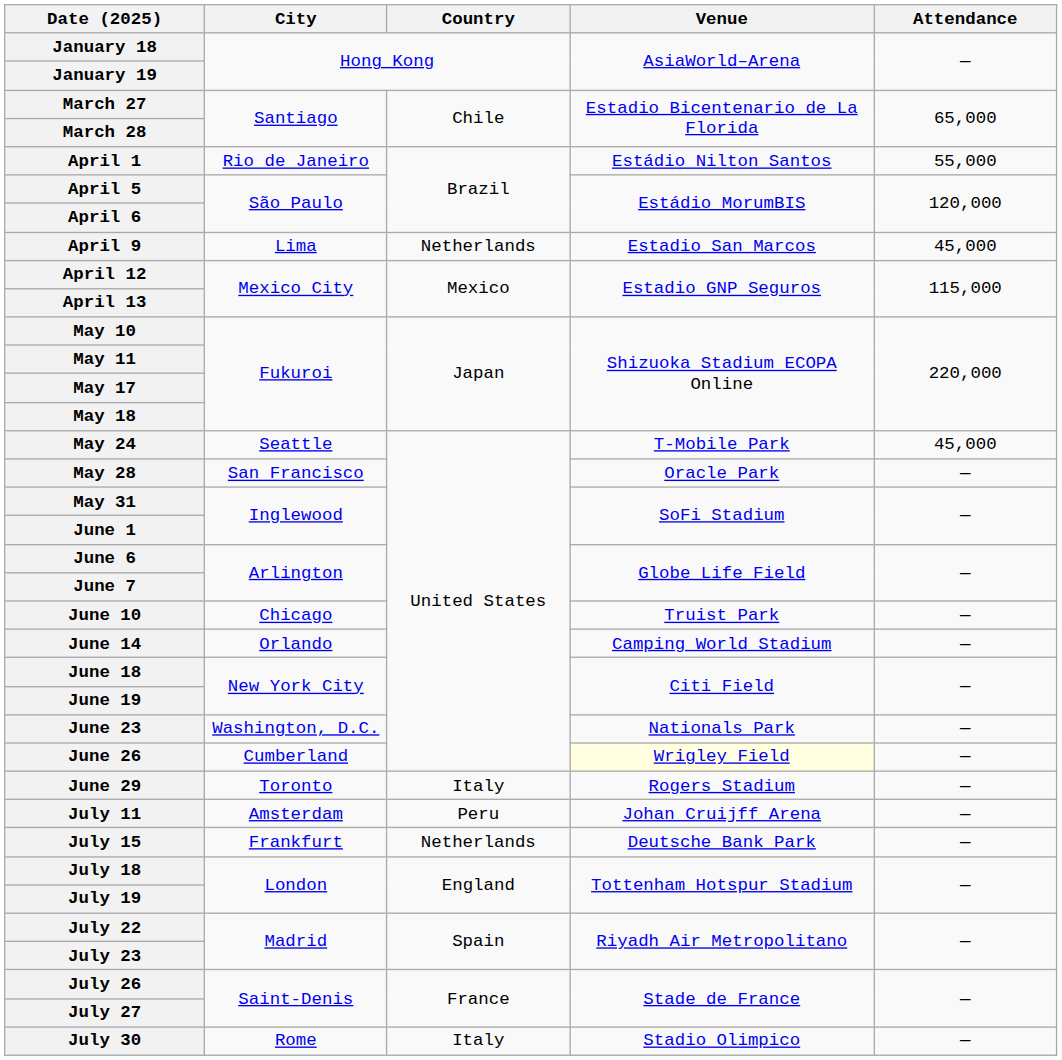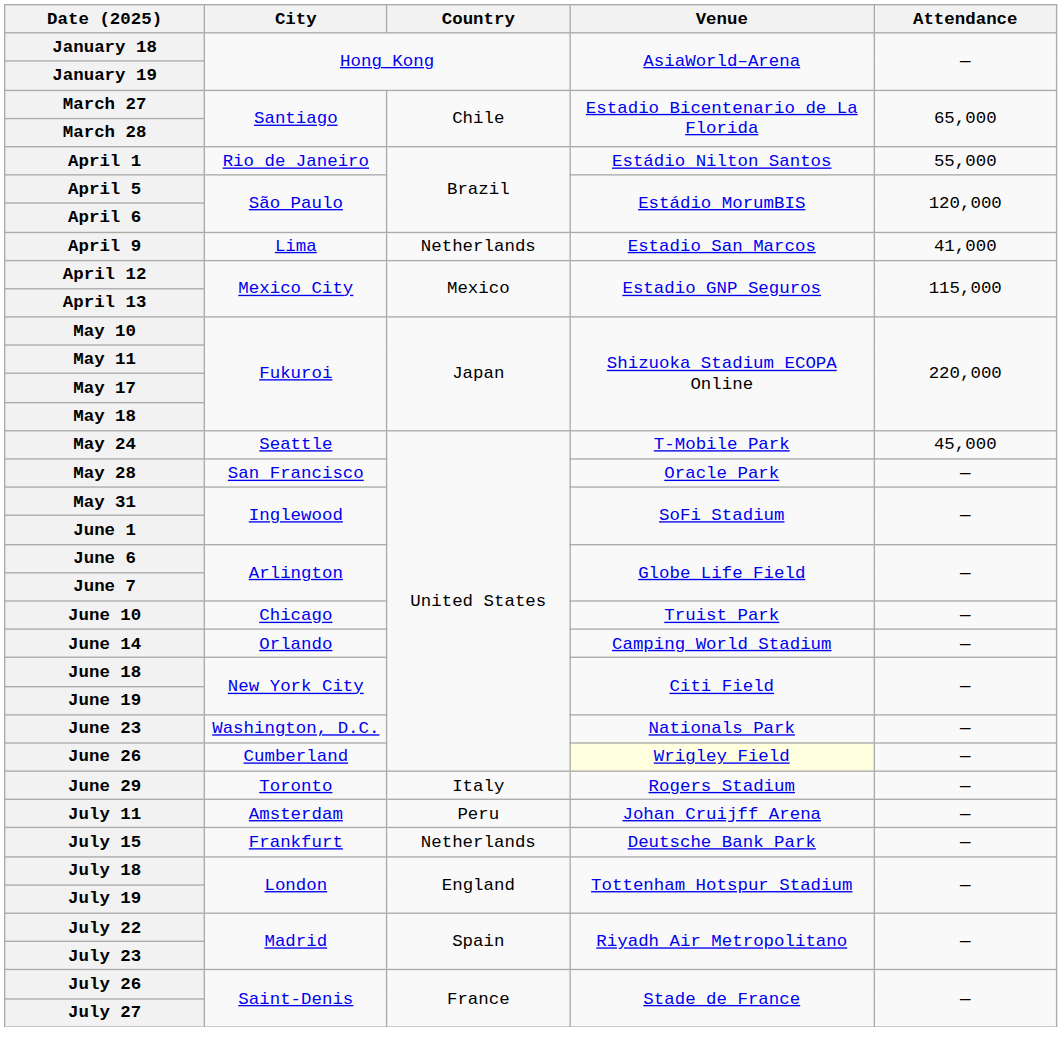(965, 246) 45,000 -> (965, 246) 41,000
- row: (105, 1041)
